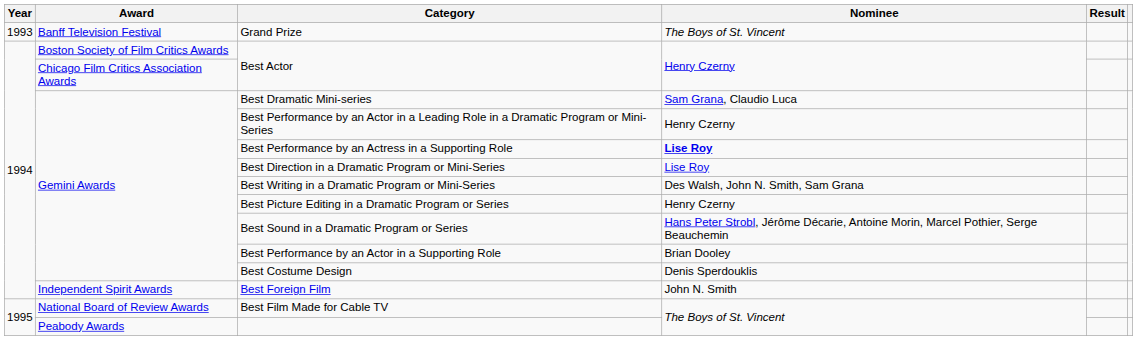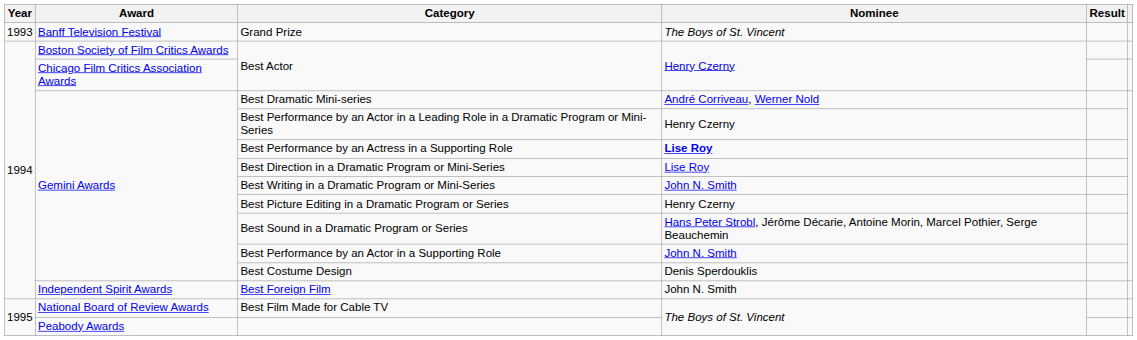(731, 99) Sam Grana, Claudio Luca -> (742, 99) André Corriveau, Werner Nold
(764, 185) Des Walsh, John N. Smith, Sam Grana -> (701, 185) John N. Smith
(697, 253) Brian Dooley -> (701, 253) John N. Smith
